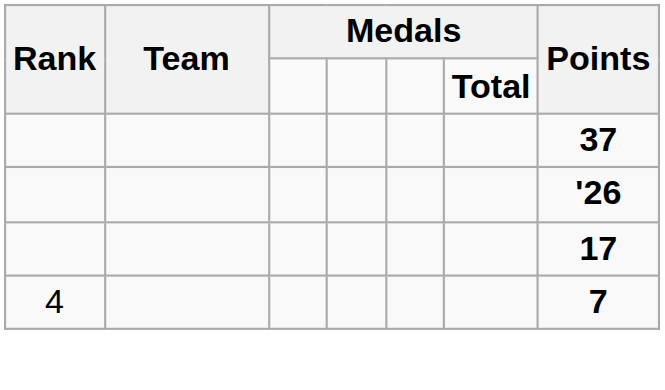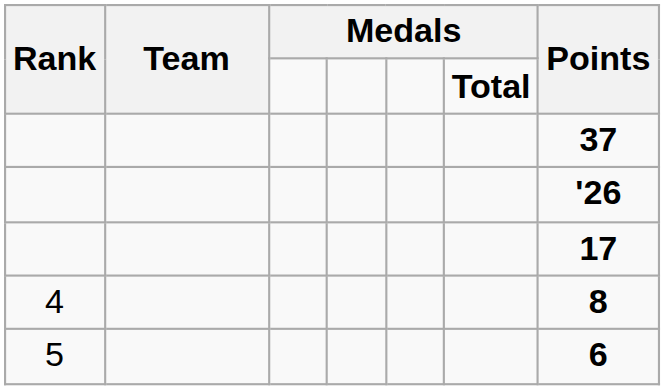(598, 301) 7 -> (598, 301) 8
+ row: (55, 355)
